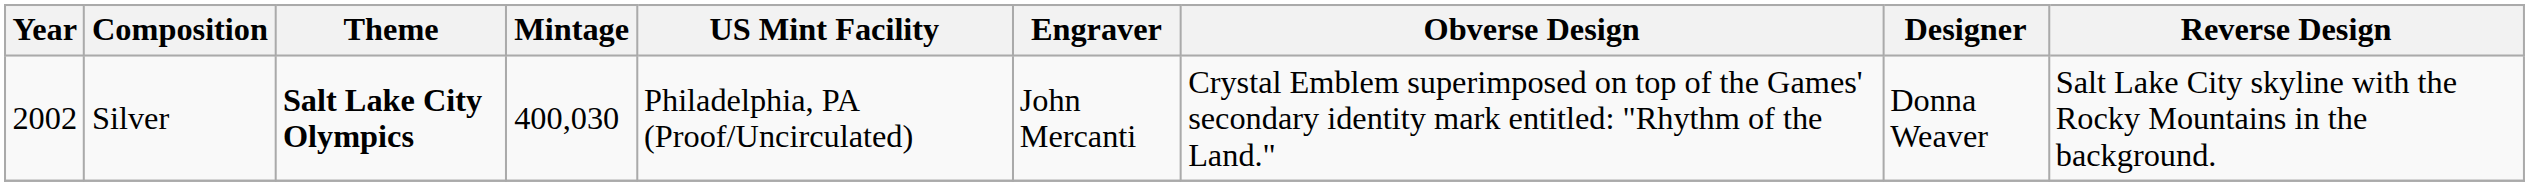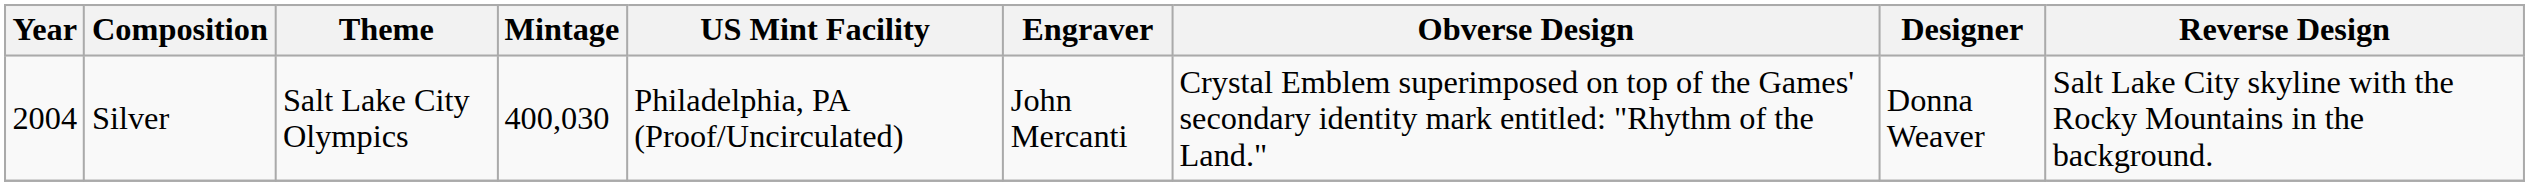(45, 117) 2002 -> (45, 117) 2004
(383, 117) bold -> (376, 117) normal
